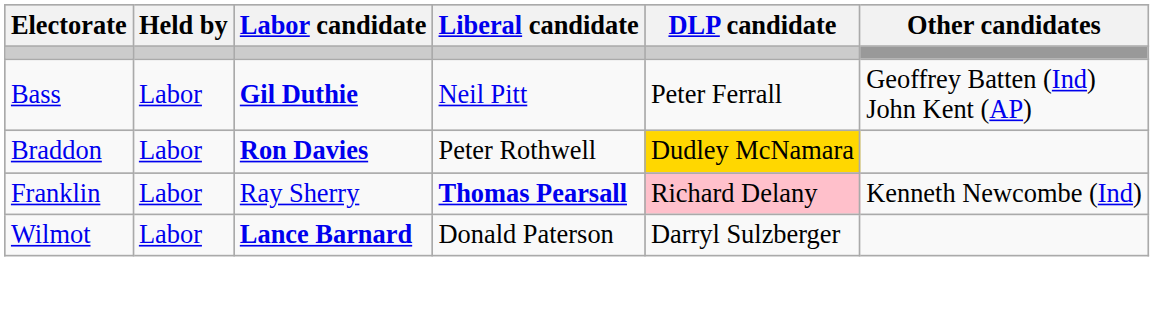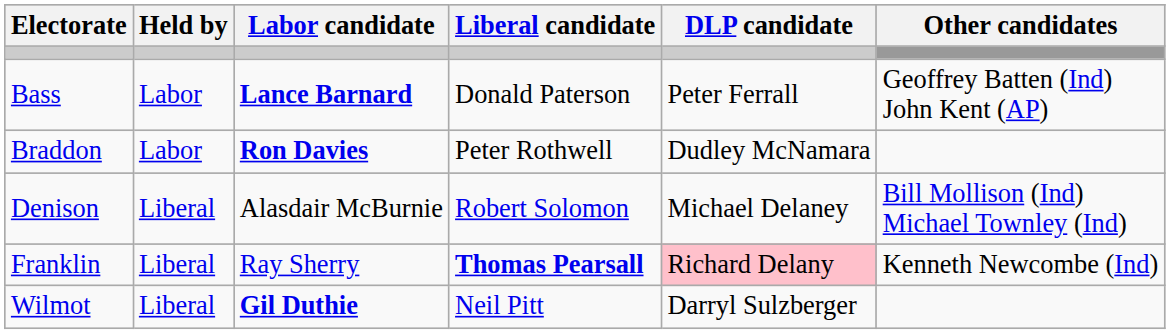(299, 94) Gil Duthie -> (326, 94) Lance Barnard
(483, 94) Neil Pitt -> (543, 94) Donald Paterson
(752, 151) gold background -> (769, 151) no background
+ row: (55, 207)
(170, 192) Labor -> (177, 264) Liberal
(170, 234) Labor -> (177, 306) Liberal
(326, 234) Lance Barnard -> (299, 306) Gil Duthie
(526, 234) Donald Paterson -> (499, 306) Neil Pitt
